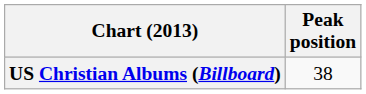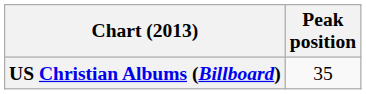(323, 72) 38 -> (323, 72) 35
